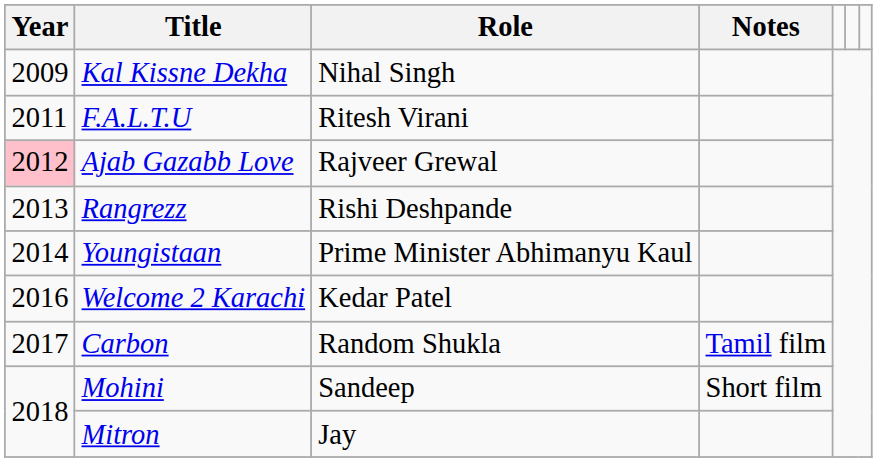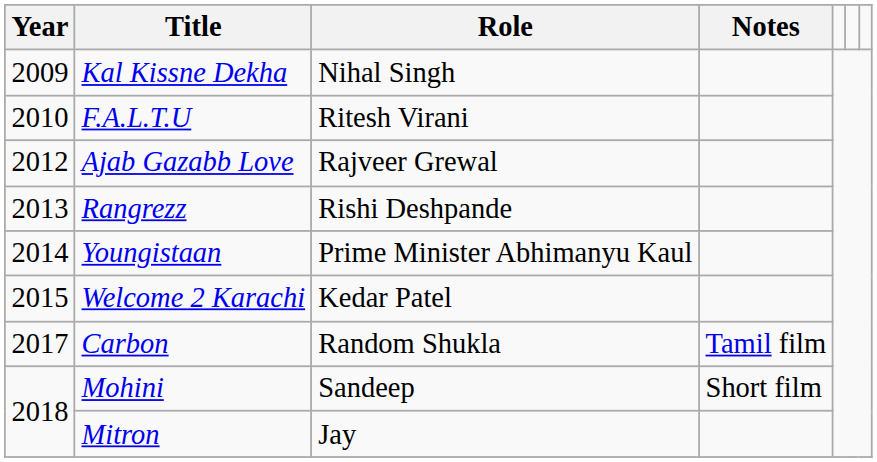(39, 117) 2011 -> (40, 117) 2010
(40, 162) pink background -> (40, 162) no background
(40, 298) 2016 -> (40, 298) 2015
